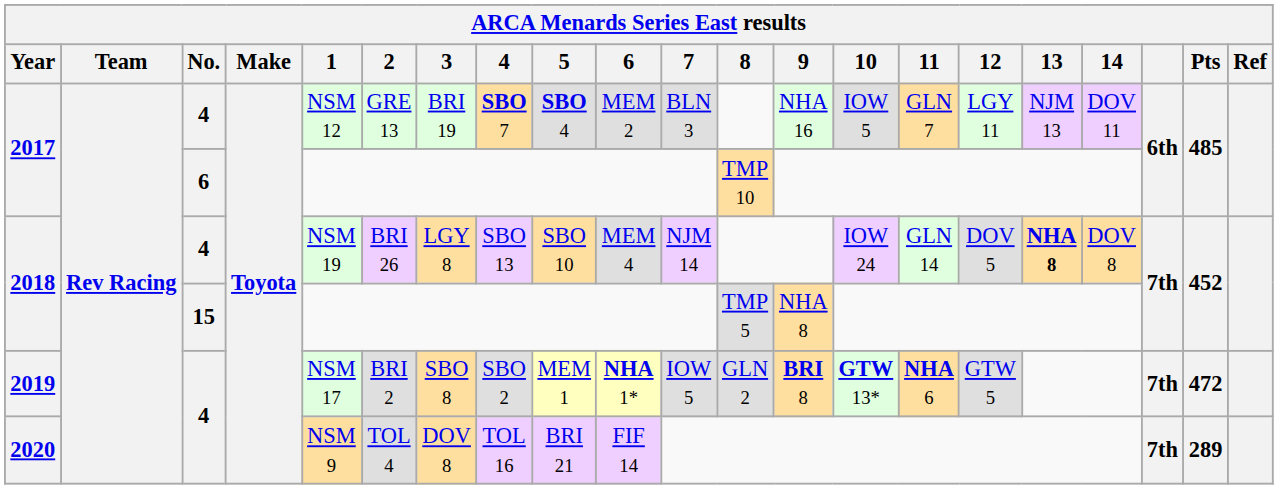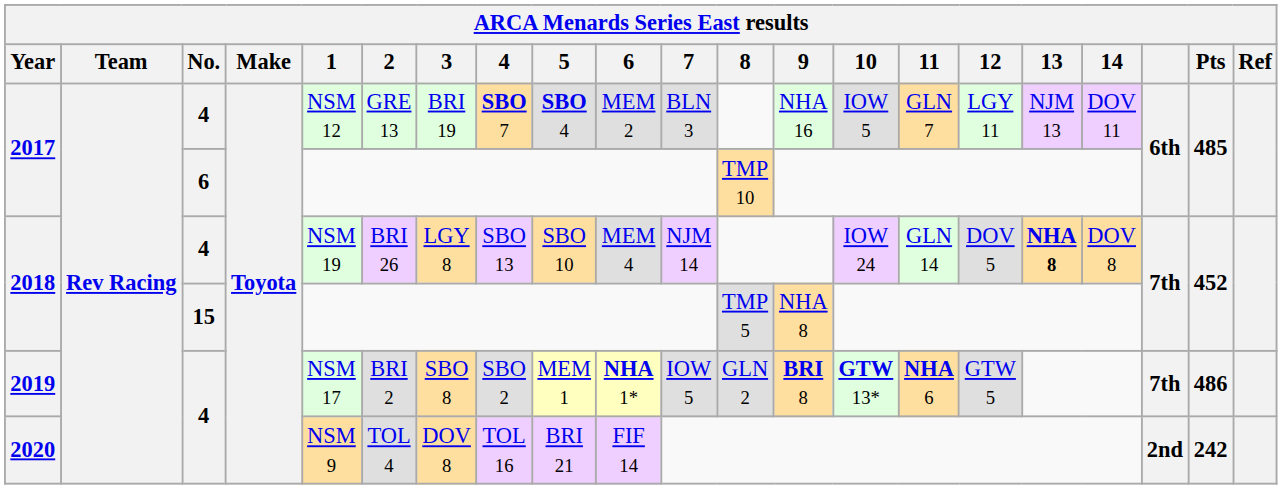(1206, 383) 472 -> (1211, 383) 486
(1162, 450) 7th -> (1165, 450) 2nd
(1206, 450) 289 -> (1211, 450) 242
